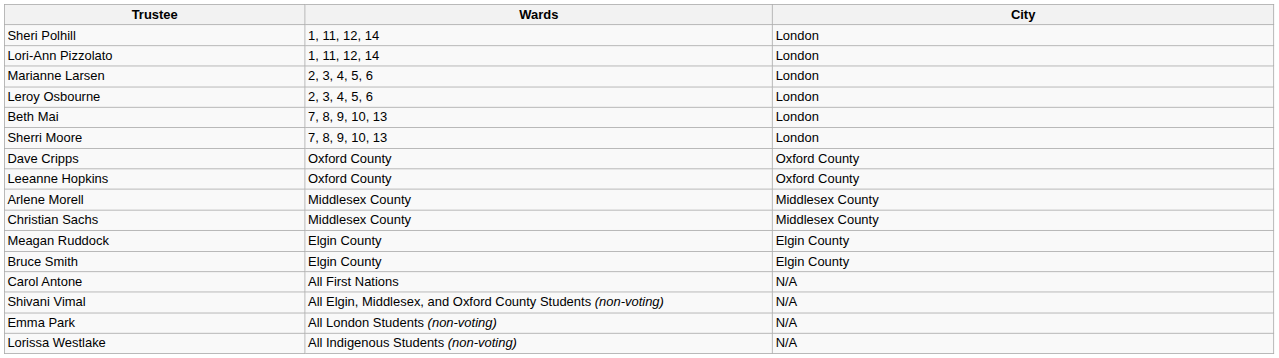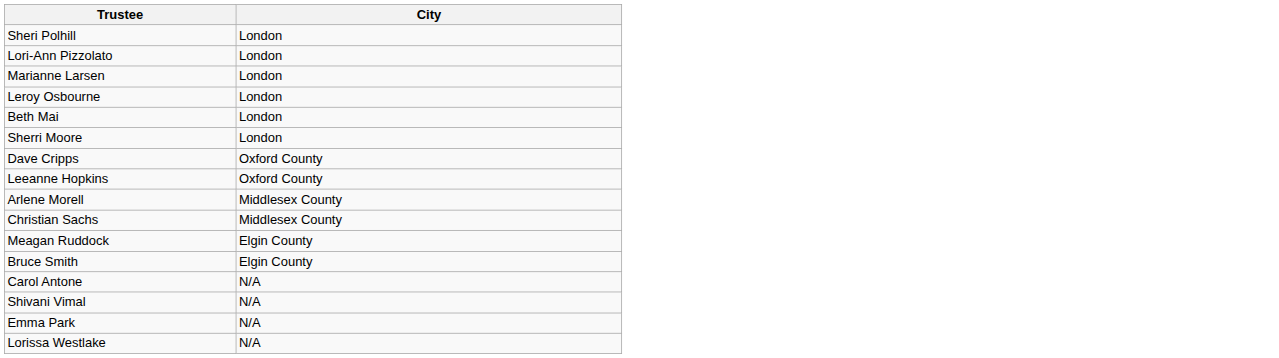- column: (539, 14)
